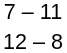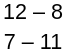rows swapped: (33, 12) <-> (33, 42)
